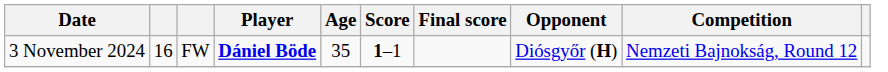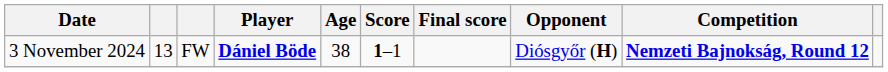(163, 51) 16 -> (163, 51) 13
(341, 51) 35 -> (341, 51) 38
(742, 51) normal -> (747, 51) bold
